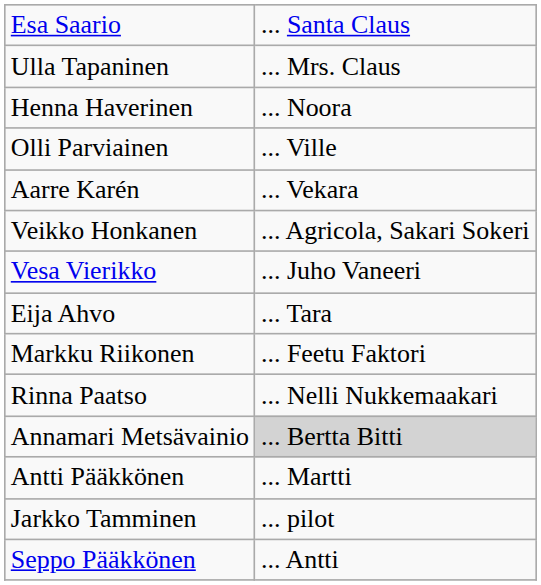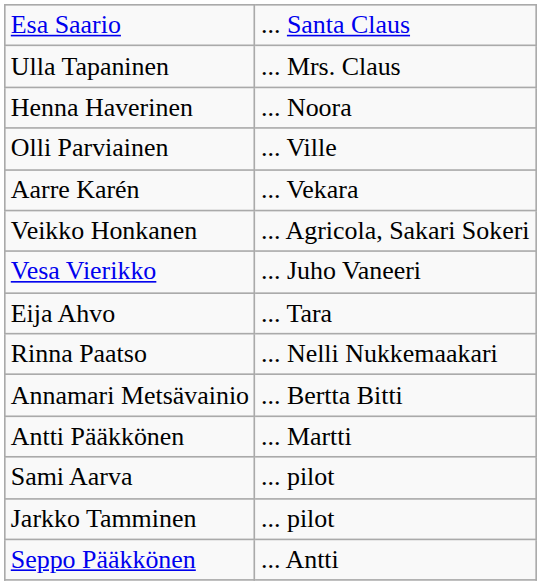- row: (103, 353)
(332, 436) lightgrey background -> (332, 395) no background
+ row: (72, 477)
